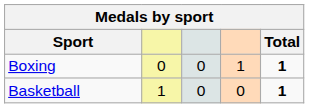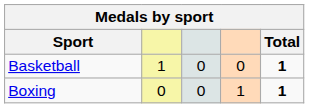rows swapped: (44, 91) <-> (32, 66)
